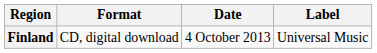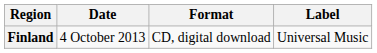columns swapped: (228, 15) <-> (119, 15)
